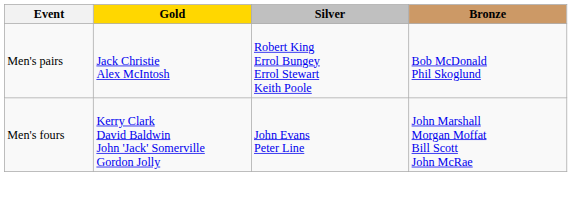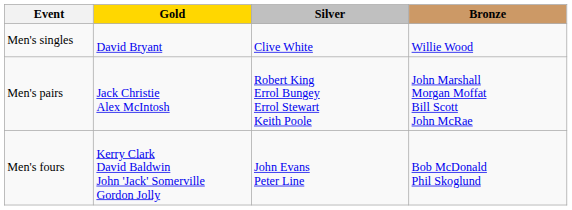+ row: (40, 40)
(449, 67) Bob McDonald Phil Skoglund -> (449, 100) John Marshall Morgan Moffat Bill Scott John McRae
(449, 141) John Marshall Morgan Moffat Bill Scott John McRae -> (449, 174) Bob McDonald Phil Skoglund
